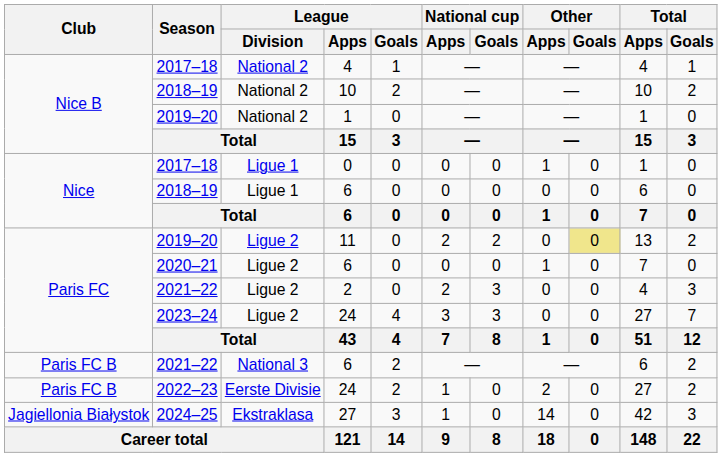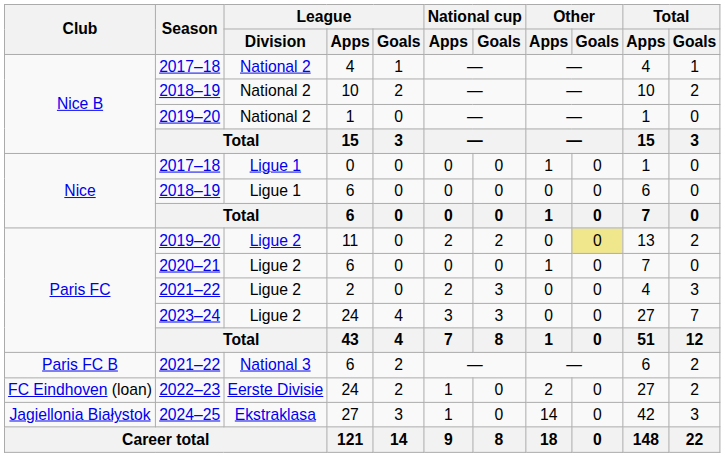(79, 389) Paris FC B -> (80, 389) FC Eindhoven (loan)
